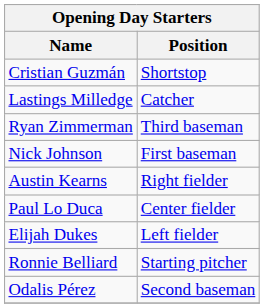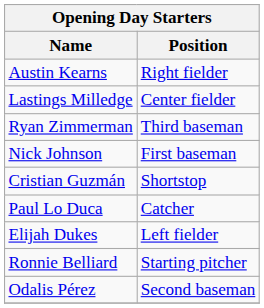rows swapped: (67, 72) <-> (58, 180)
(167, 99) Catcher -> (188, 99) Center fielder
(188, 208) Center fielder -> (167, 208) Catcher
